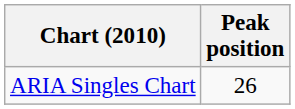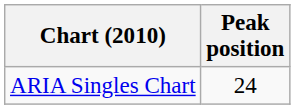(245, 85) 26 -> (245, 85) 24
